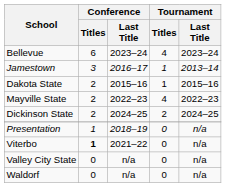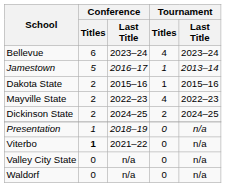(93, 68) 3 -> (93, 68) 5
